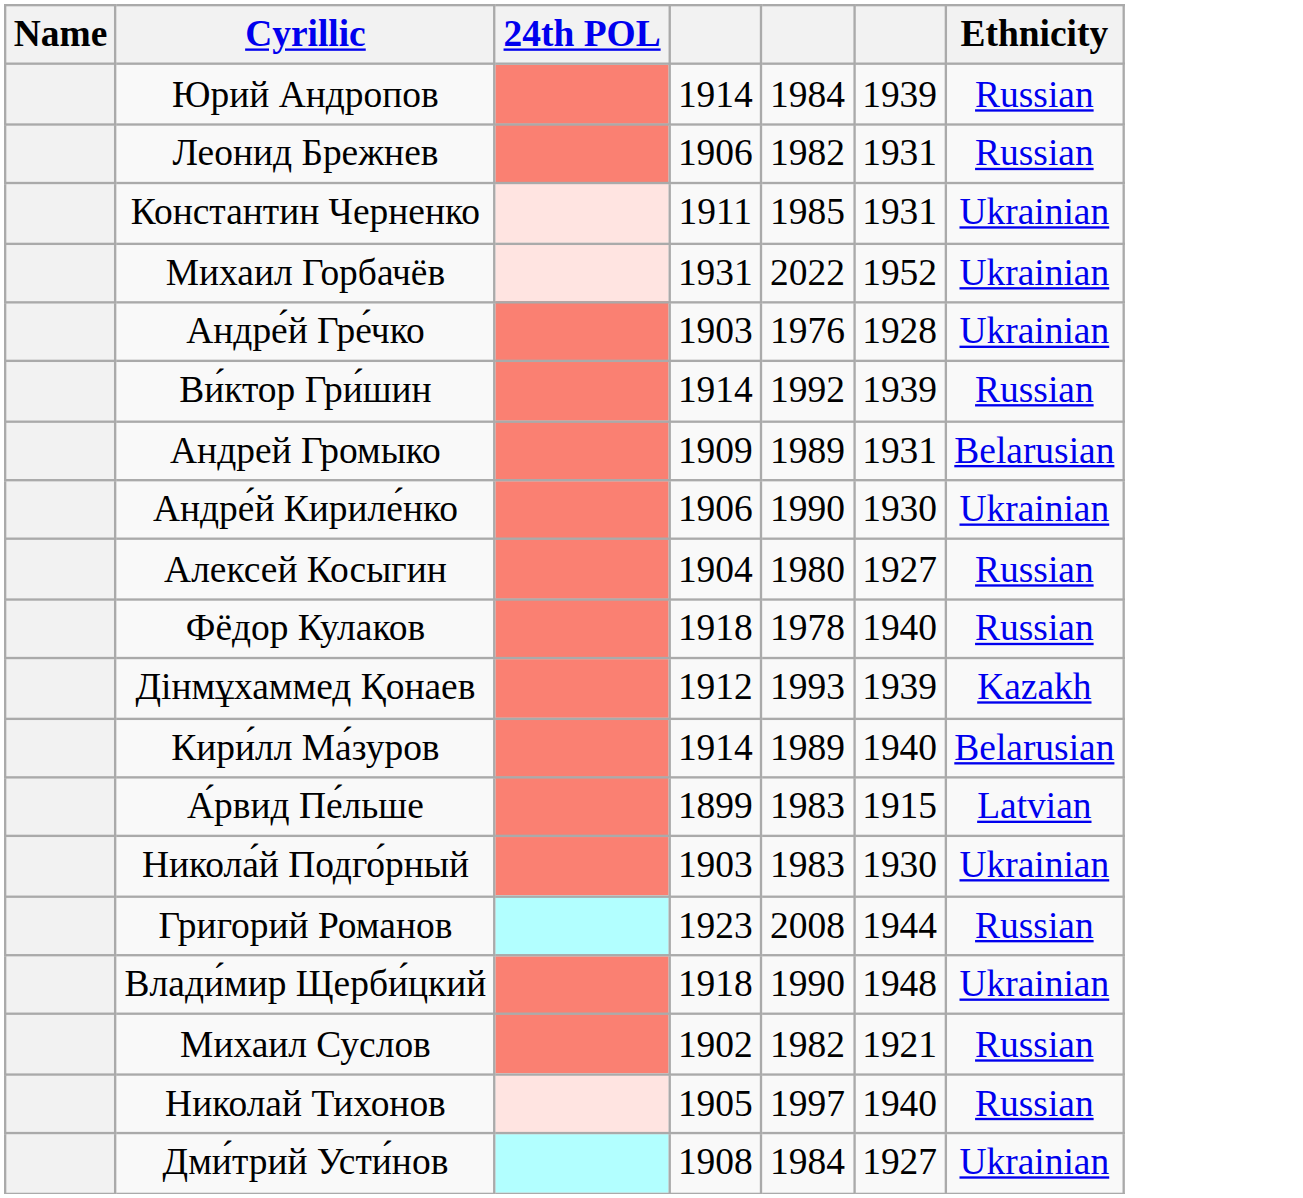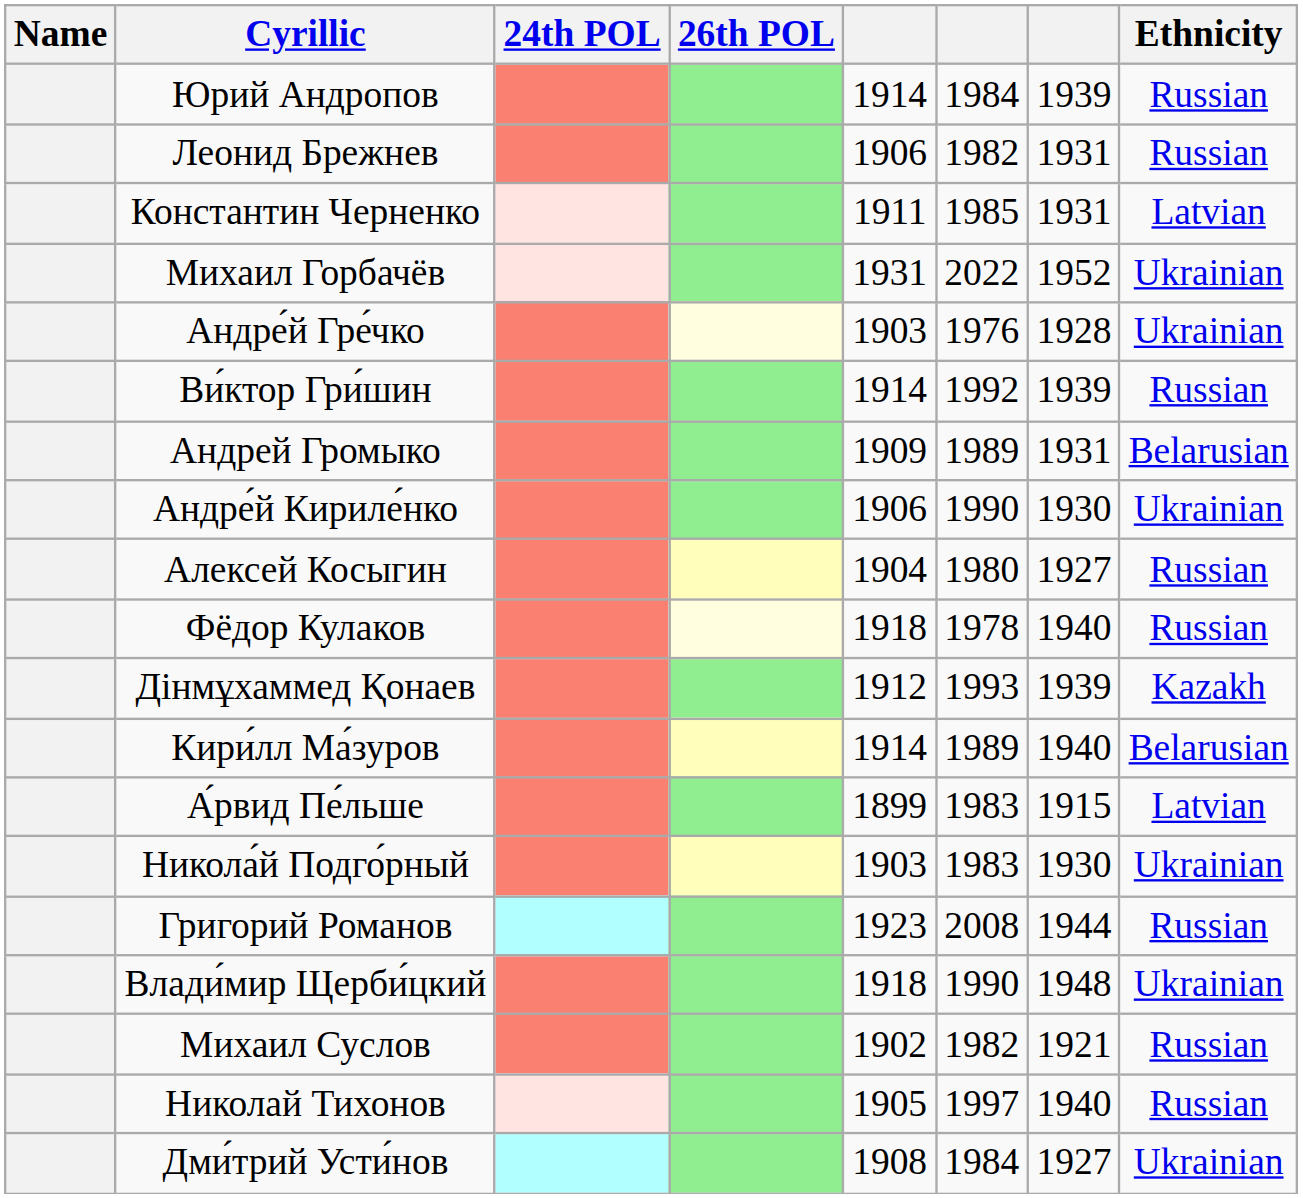+ column: (756, 34)
(1034, 212) Ukrainian -> (1209, 212) Latvian
